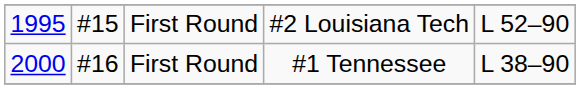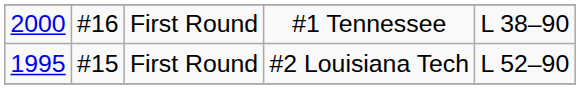rows swapped: (369, 24) <-> (369, 63)
